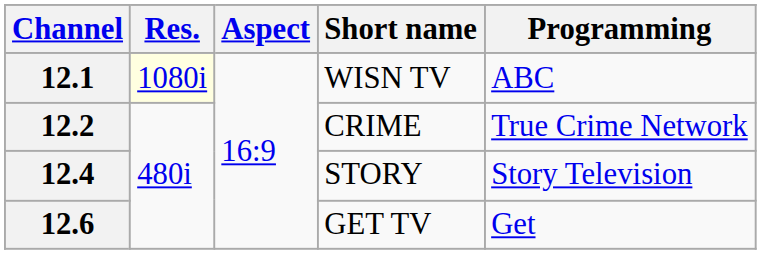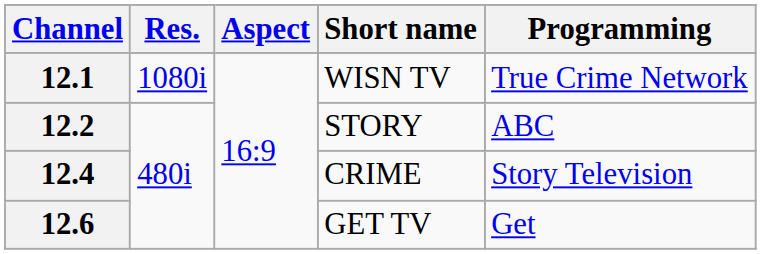(172, 77) lightyellow background -> (172, 77) no background
(523, 77) ABC -> (619, 77) True Crime Network
(373, 126) CRIME -> (373, 126) STORY
(619, 126) True Crime Network -> (523, 126) ABC
(373, 175) STORY -> (373, 175) CRIME
